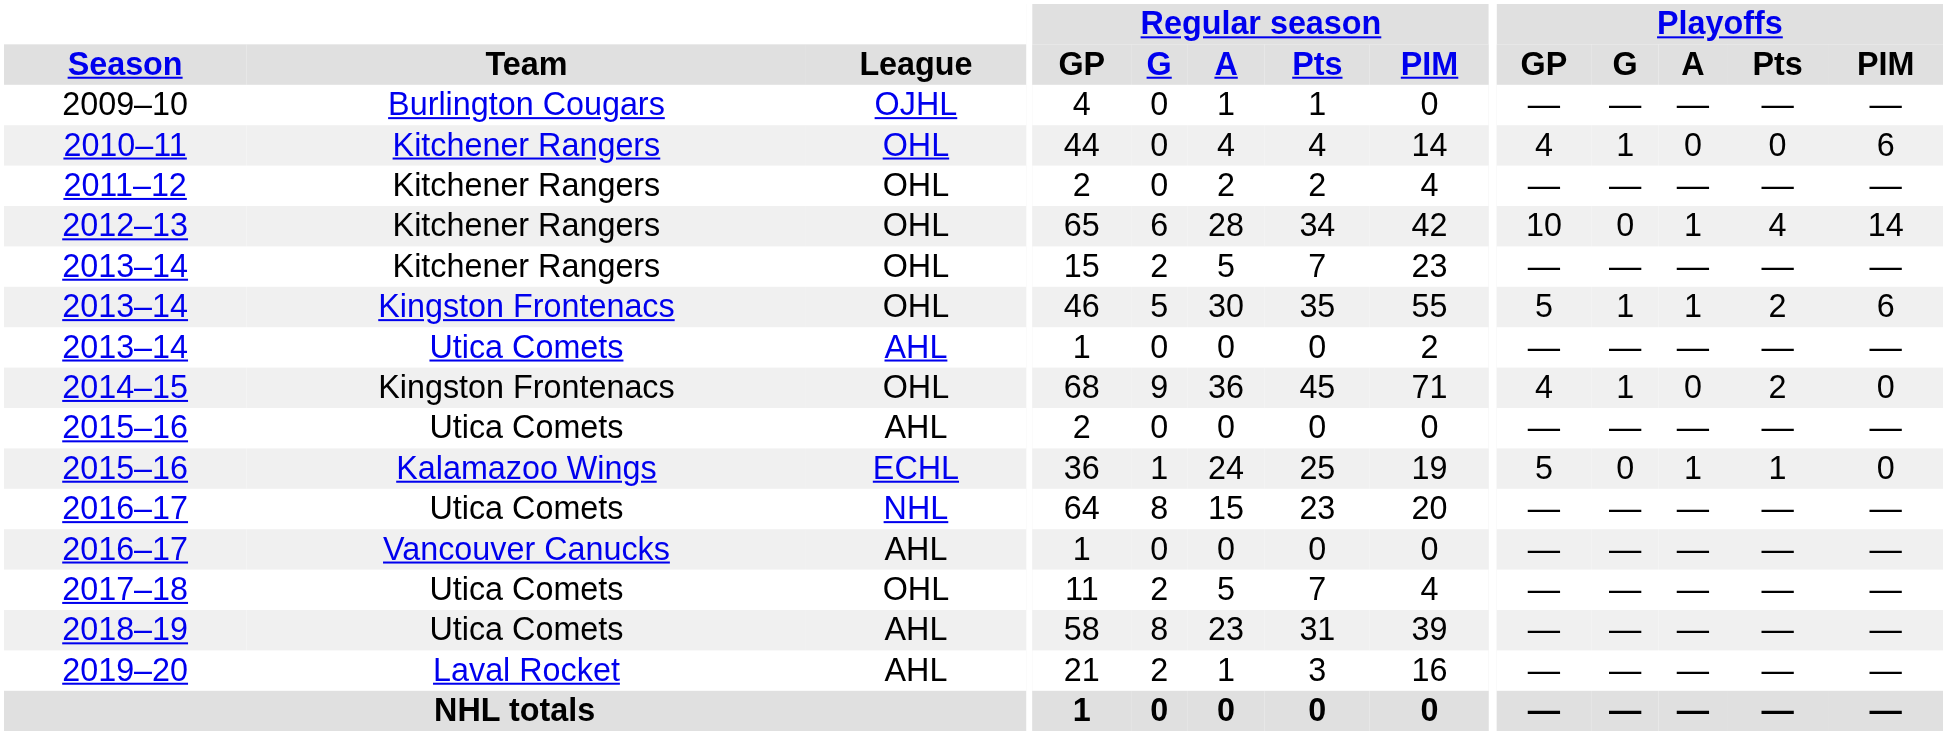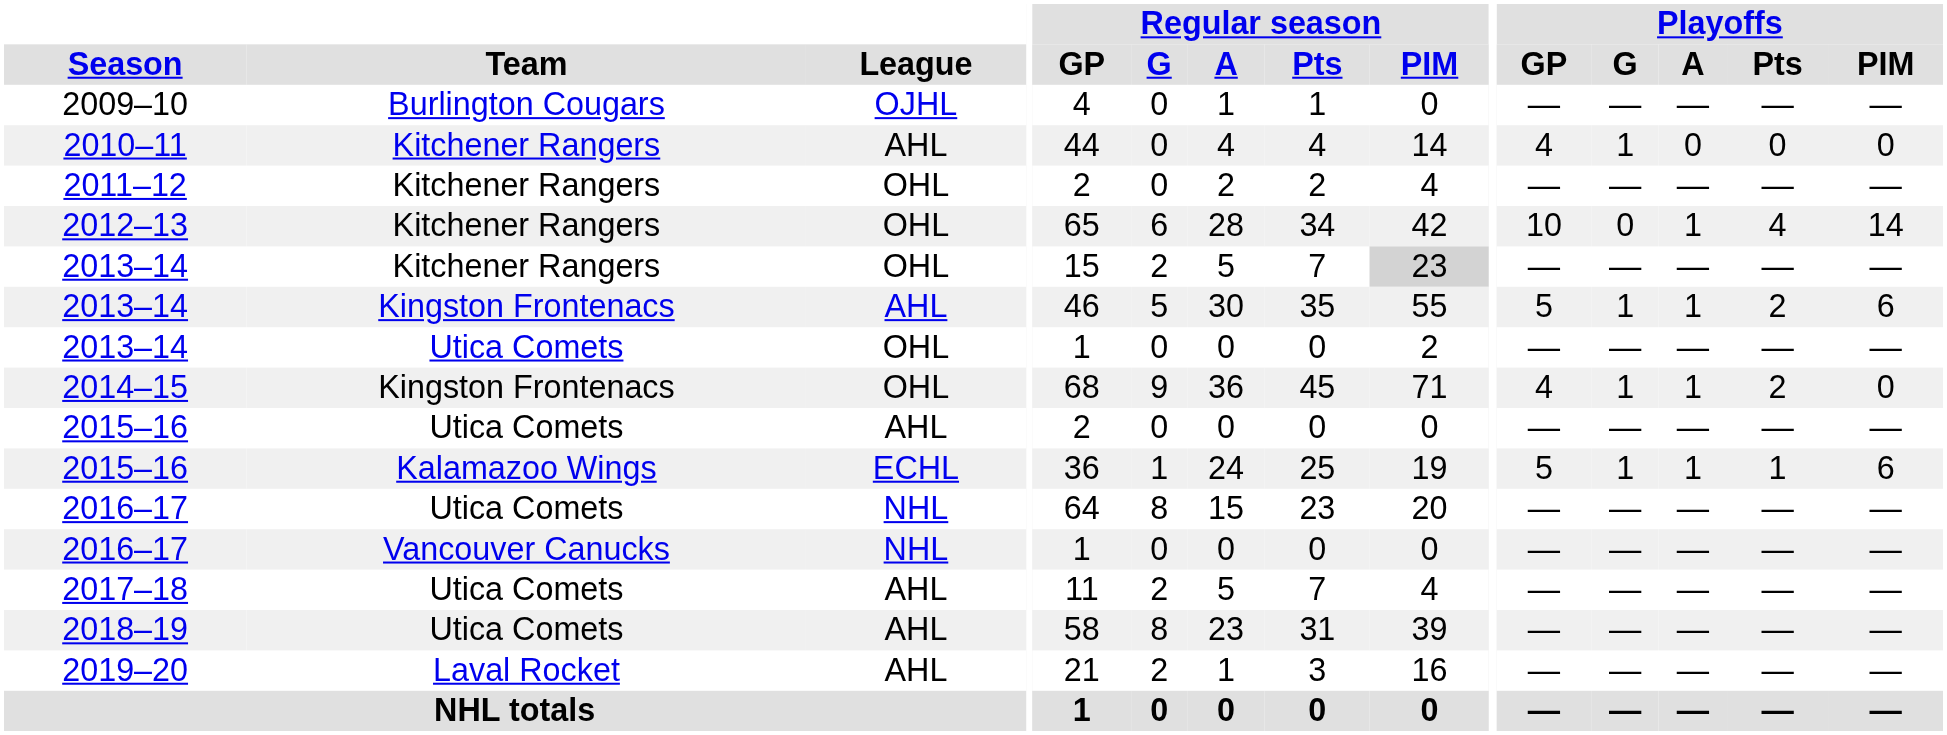(916, 144) OHL -> (916, 144) AHL
(1886, 144) 6 -> (1886, 144) 0
(1430, 266) no background -> (1430, 266) lightgrey background
(916, 306) OHL -> (916, 306) AHL
(916, 346) AHL -> (916, 346) OHL
(1693, 387) 0 -> (1693, 387) 1
(1625, 468) 0 -> (1625, 468) 1
(1886, 468) 0 -> (1886, 468) 6
(916, 548) AHL -> (916, 548) NHL
(916, 589) OHL -> (916, 589) AHL
